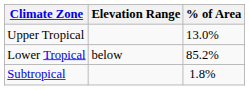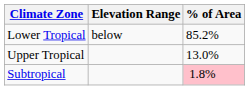rows swapped: (46, 54) <-> (46, 34)
(201, 74) no background -> (201, 74) pink background
